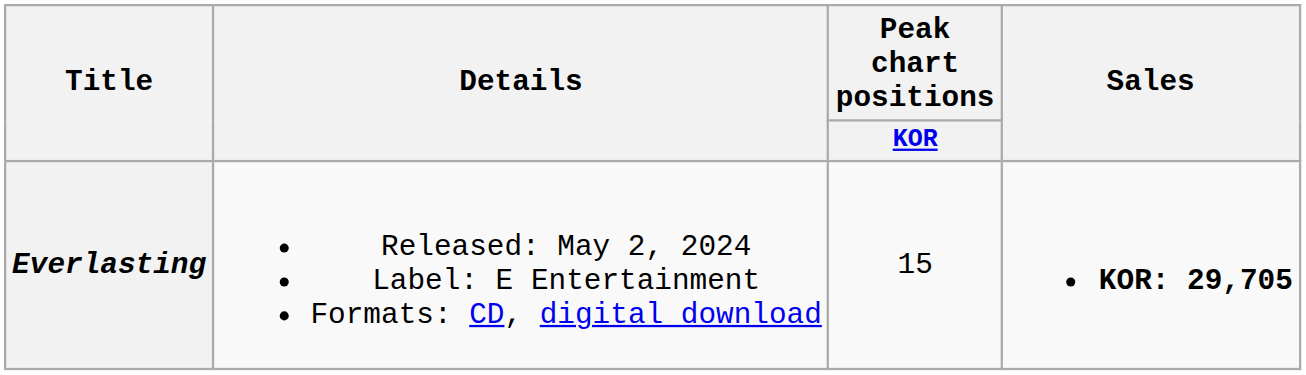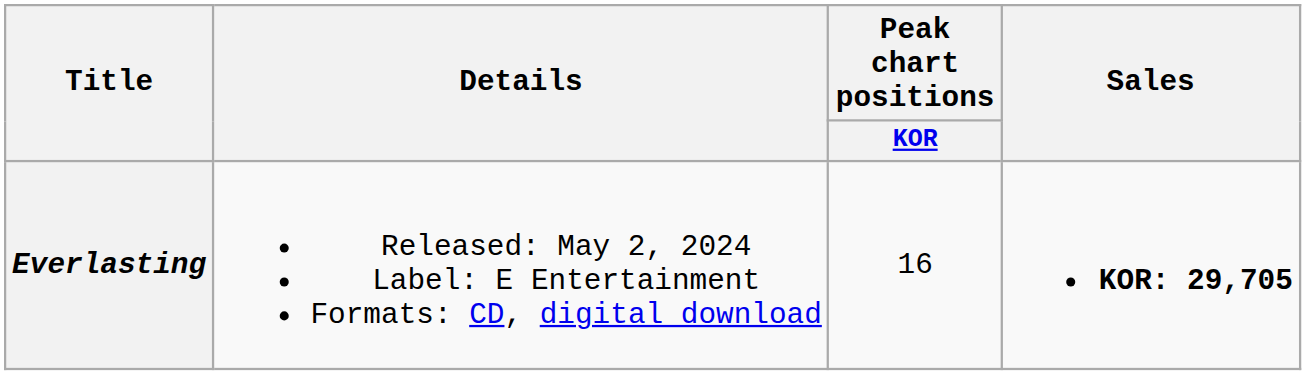(915, 264) 15 -> (915, 264) 16
